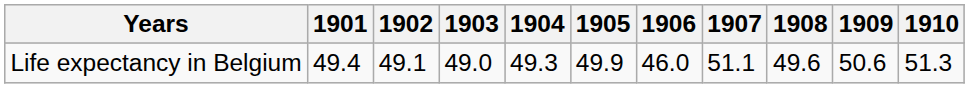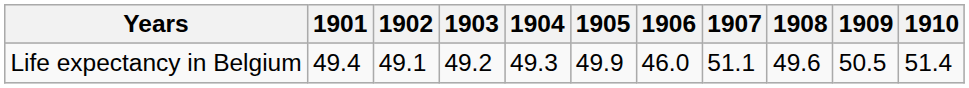(468, 62) 49.0 -> (468, 62) 49.2
(863, 62) 50.6 -> (863, 62) 50.5
(928, 62) 51.3 -> (928, 62) 51.4
